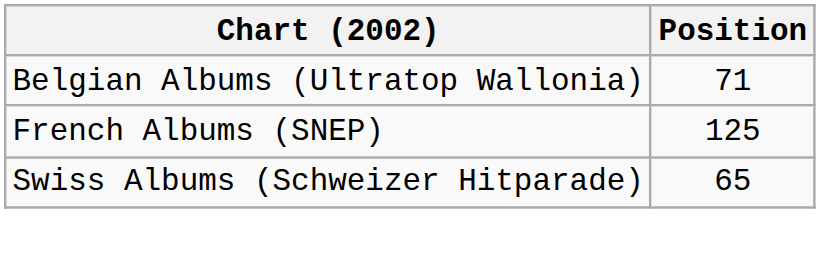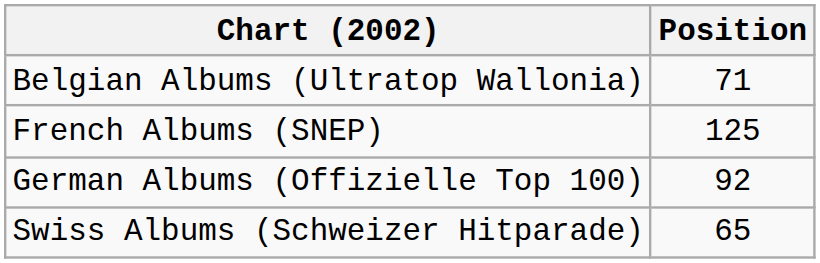+ row: (328, 182)
